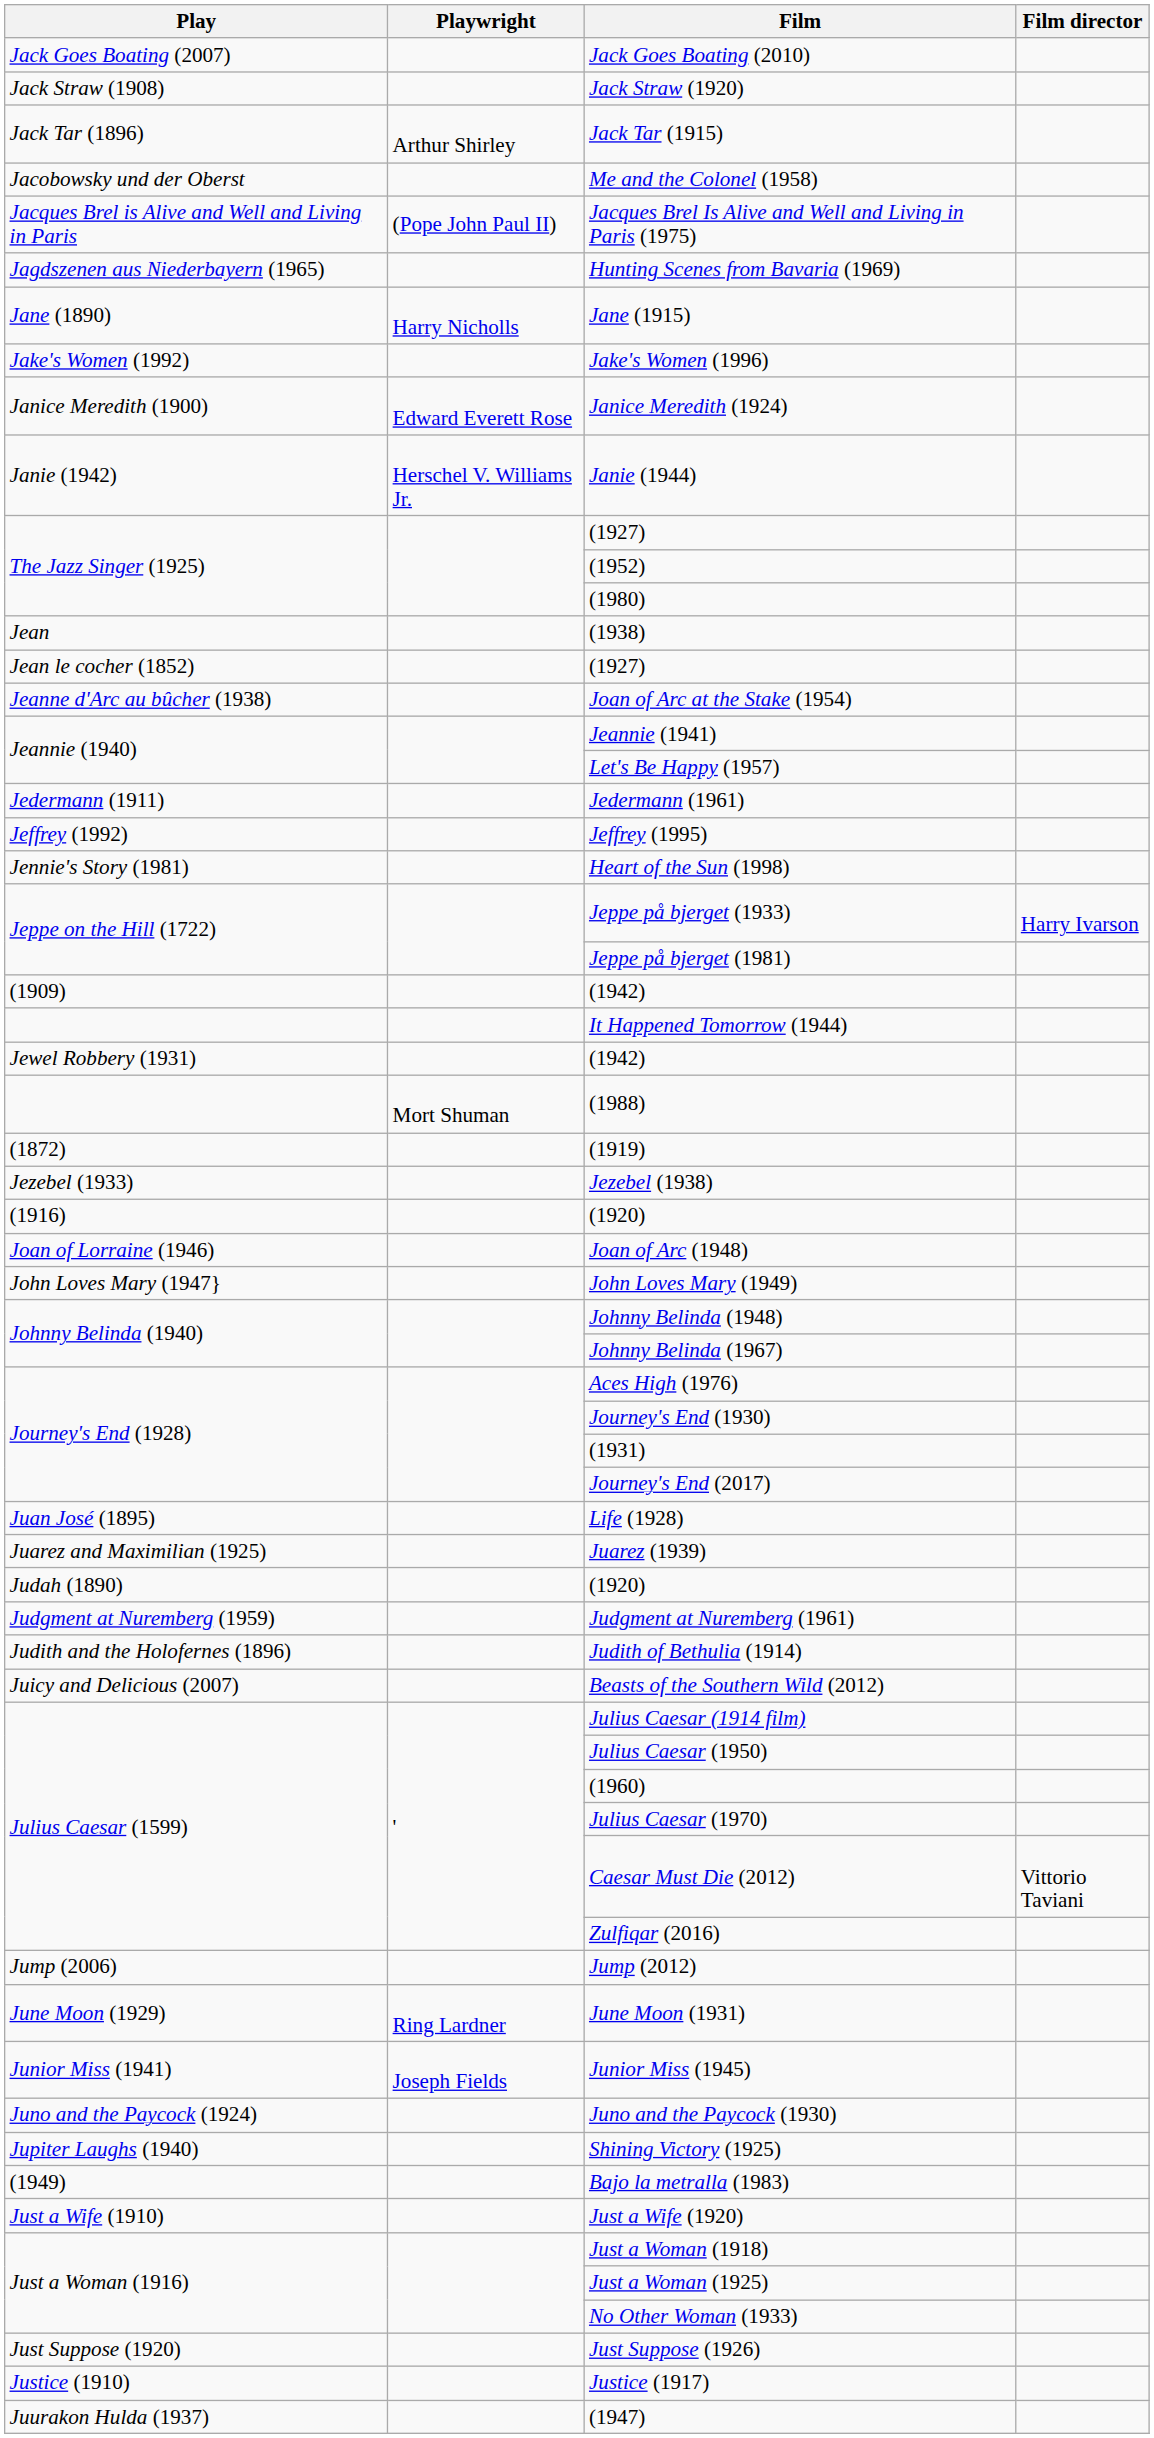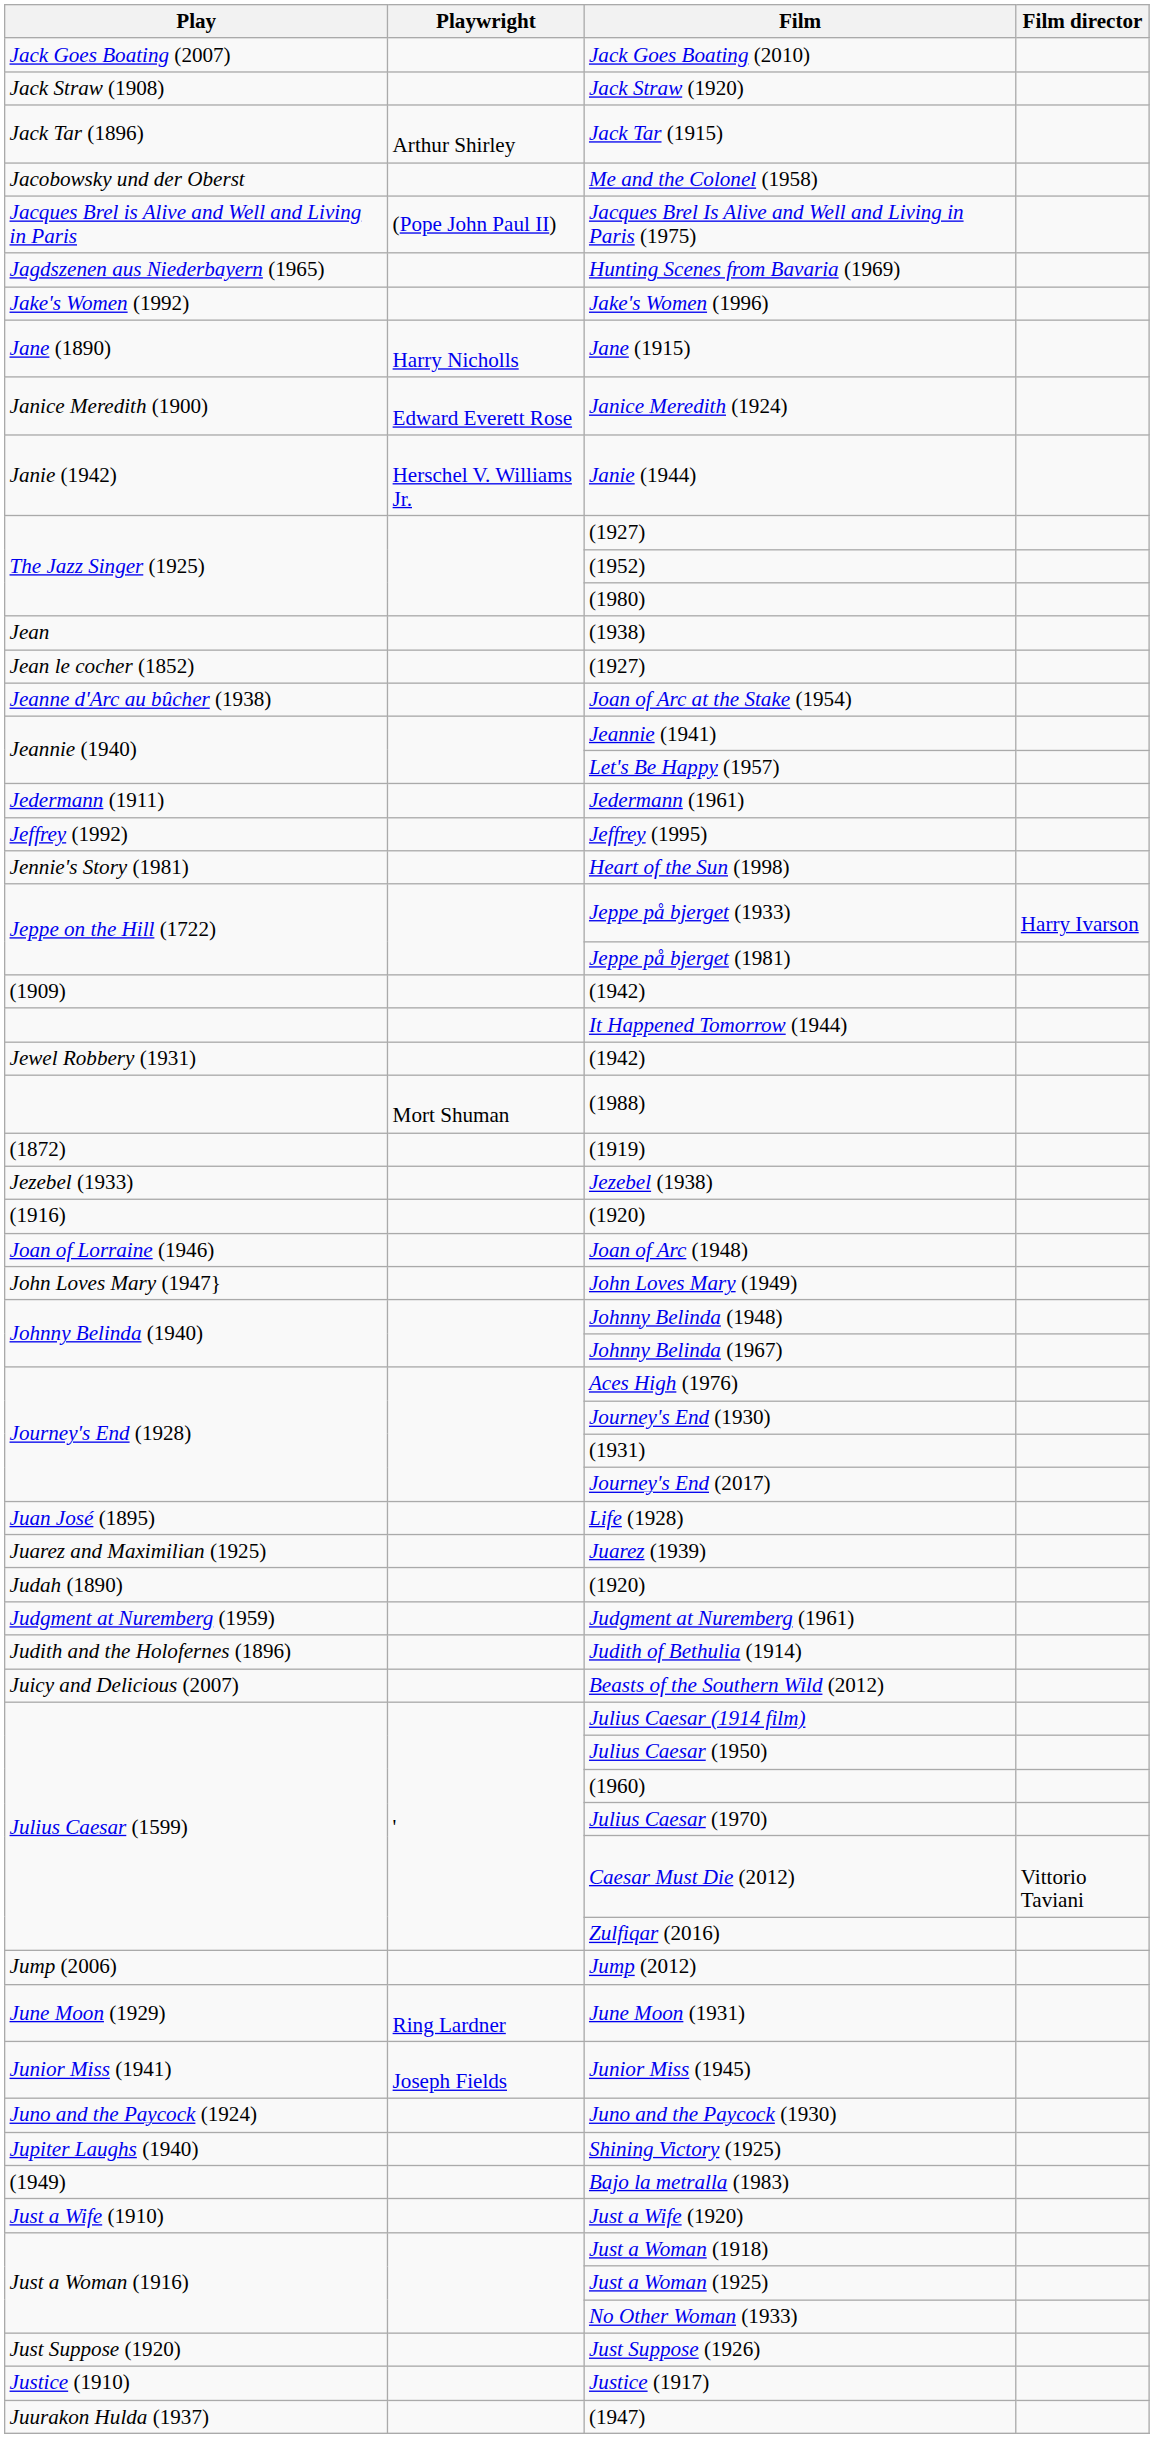rows swapped: (99, 360) <-> (60, 315)
